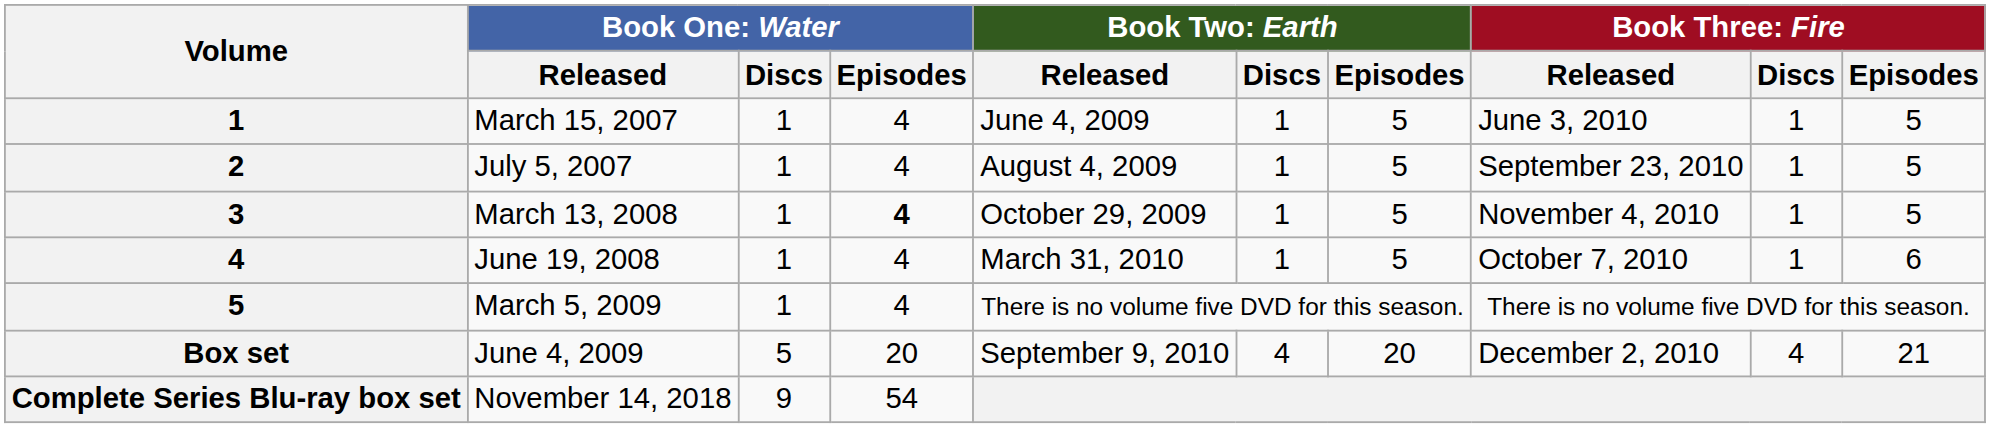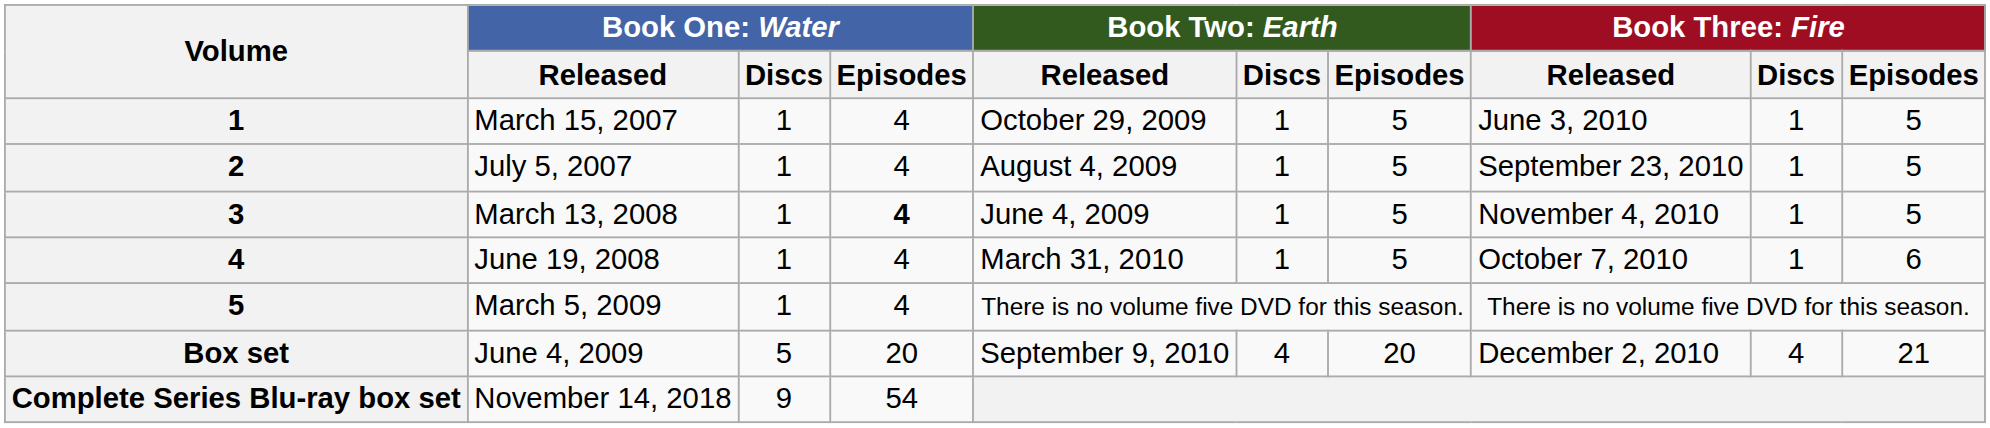(1065, 120) June 4, 2009 -> (1093, 120) October 29, 2009
(1093, 213) October 29, 2009 -> (1065, 213) June 4, 2009
